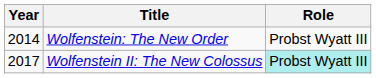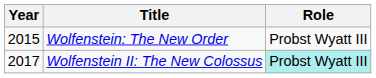(24, 38) 2014 -> (24, 38) 2015
